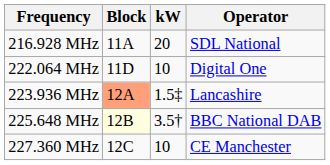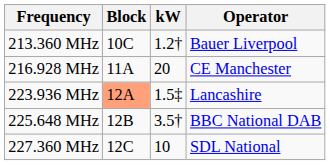+ row: (54, 43)
(235, 43) SDL National -> (241, 69) CE Manchester
- row: (54, 69)
(120, 120) lightyellow background -> (120, 120) no background
(241, 146) CE Manchester -> (235, 146) SDL National
